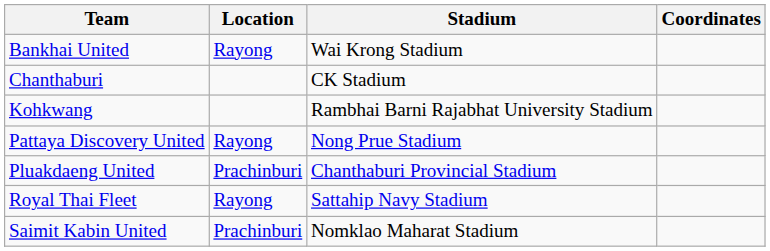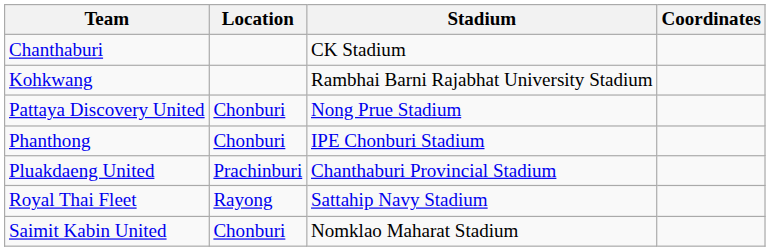- row: (69, 49)
(243, 140) Rayong -> (249, 110) Chonburi
+ row: (50, 140)
(258, 230) Prachinburi -> (249, 230) Chonburi
